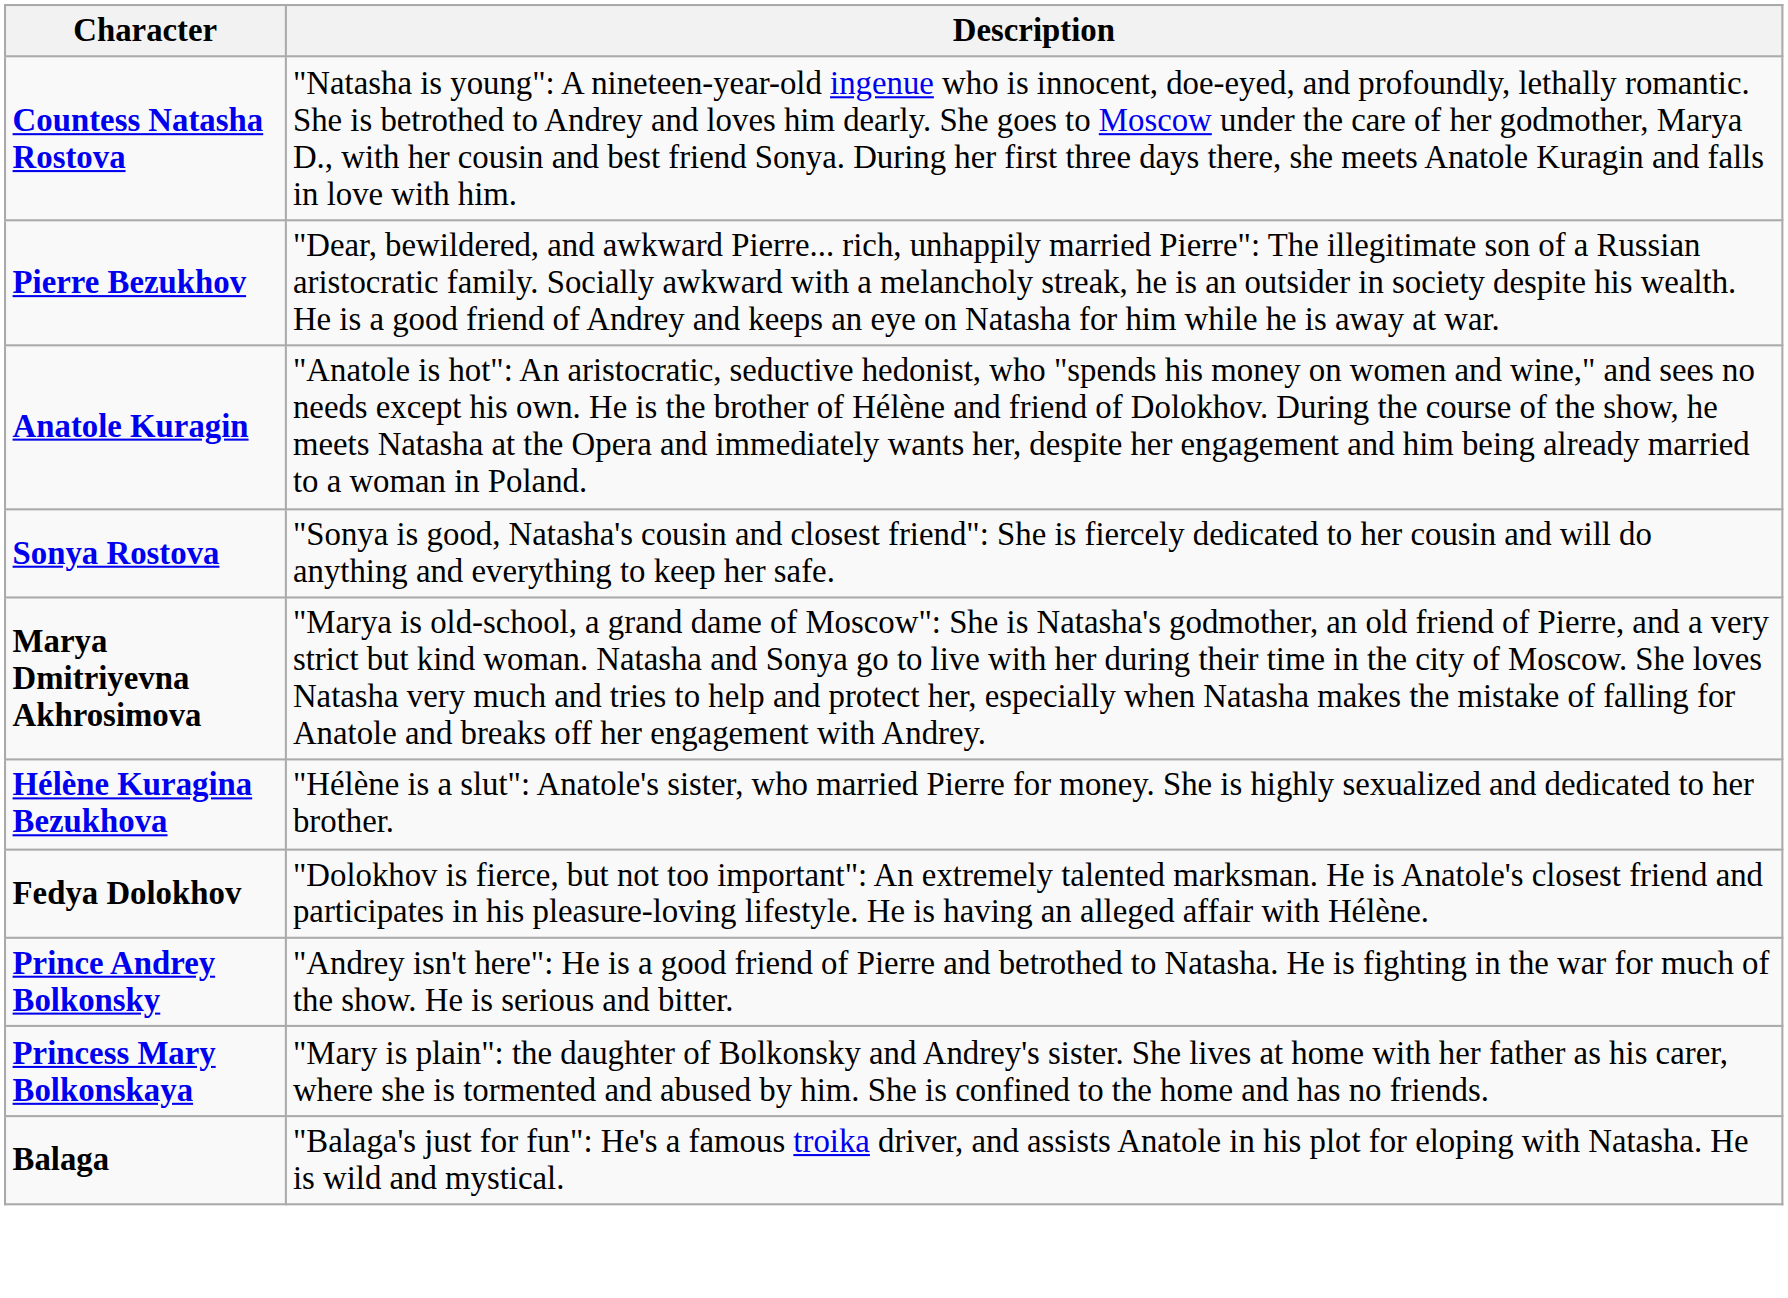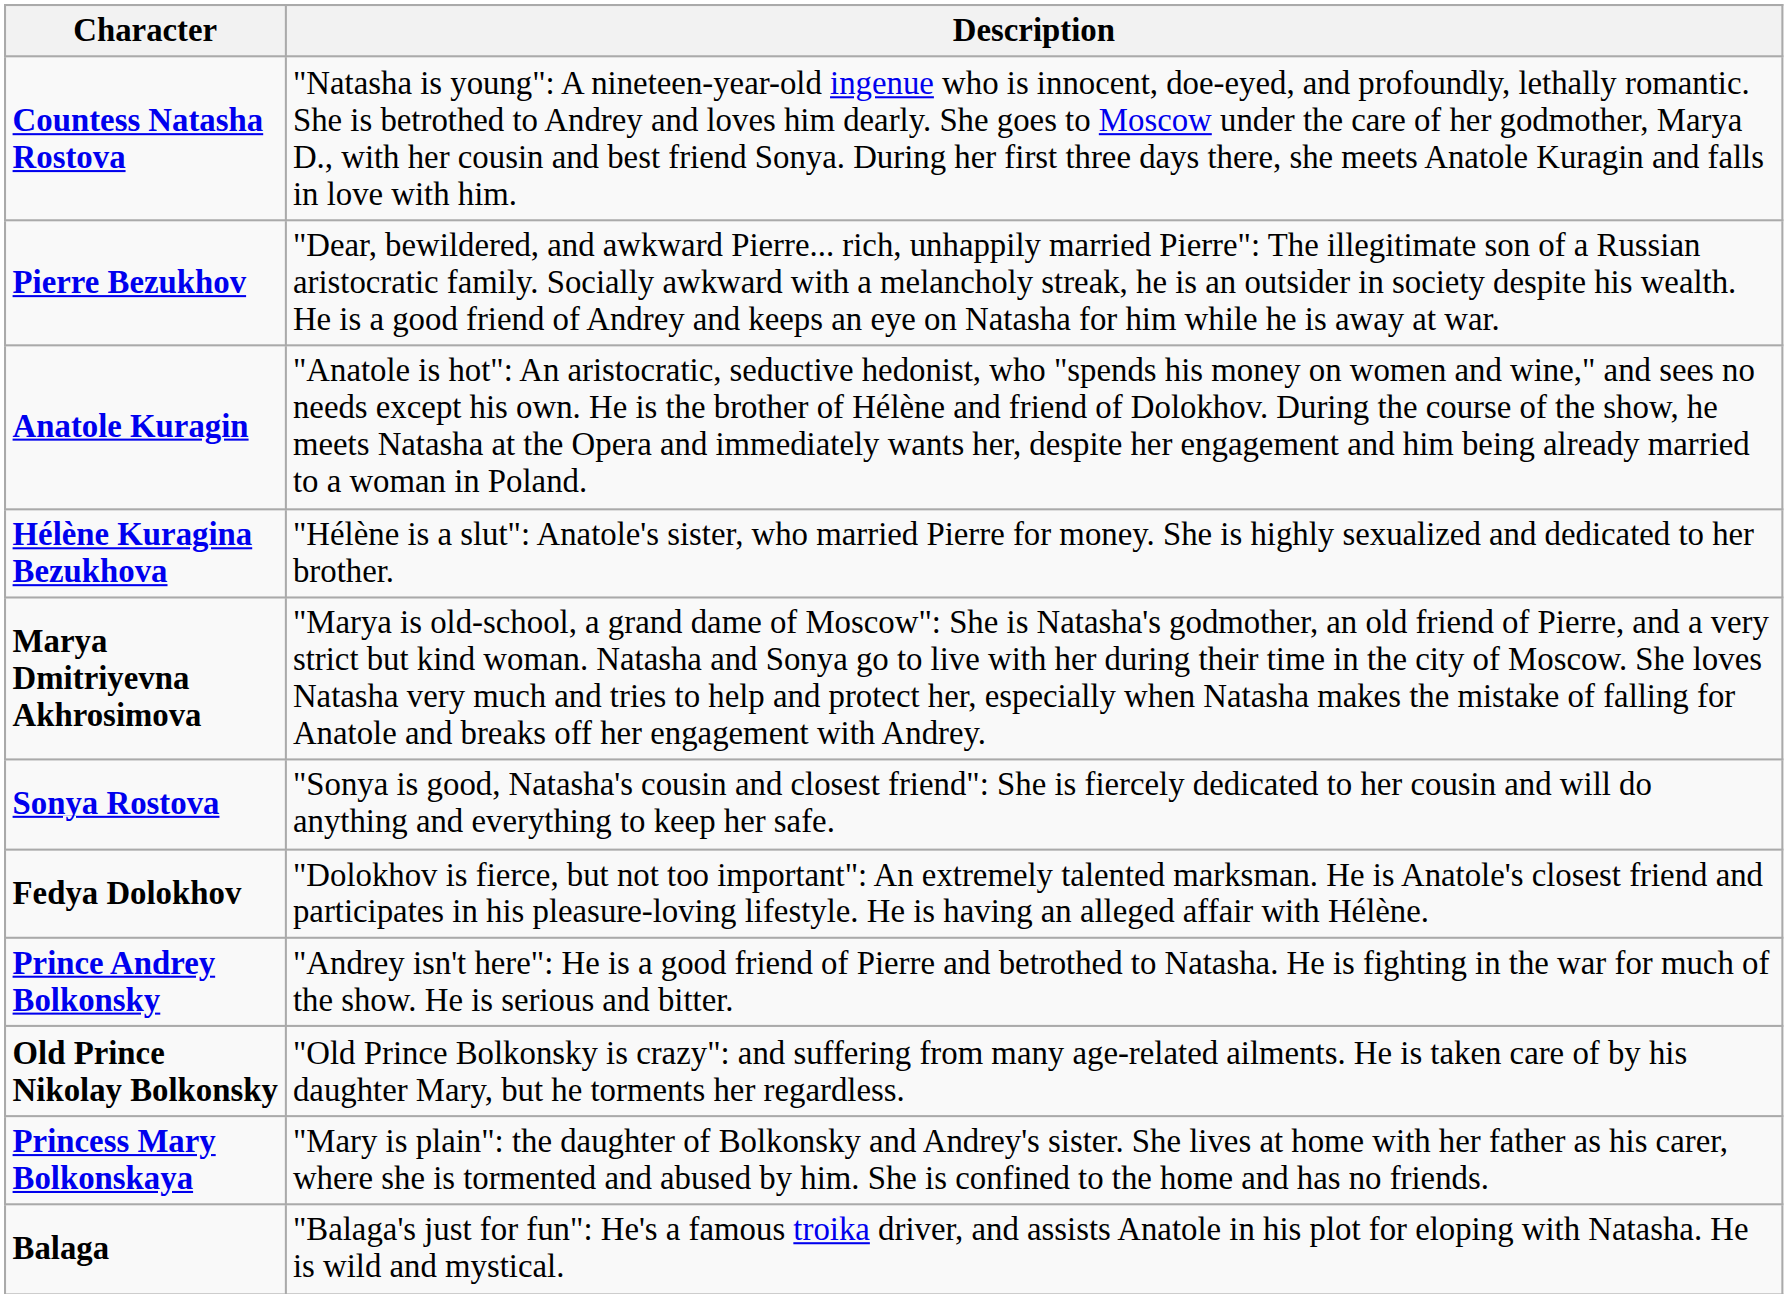rows swapped: (116, 552) <-> (132, 803)
+ row: (145, 1070)
